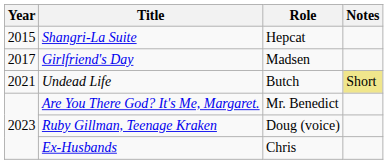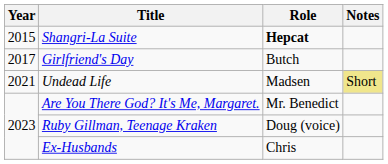(286, 37) normal -> (287, 37) bold
(288, 59) Madsen -> (283, 59) Butch
(283, 81) Butch -> (288, 81) Madsen
